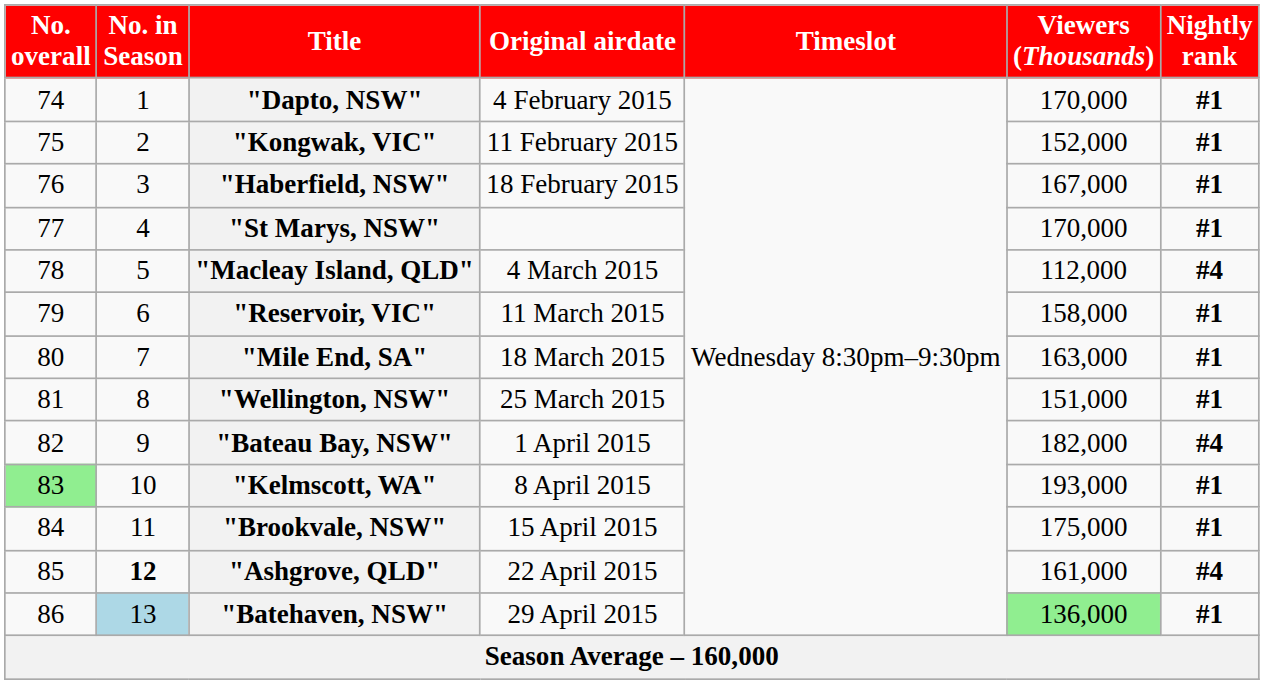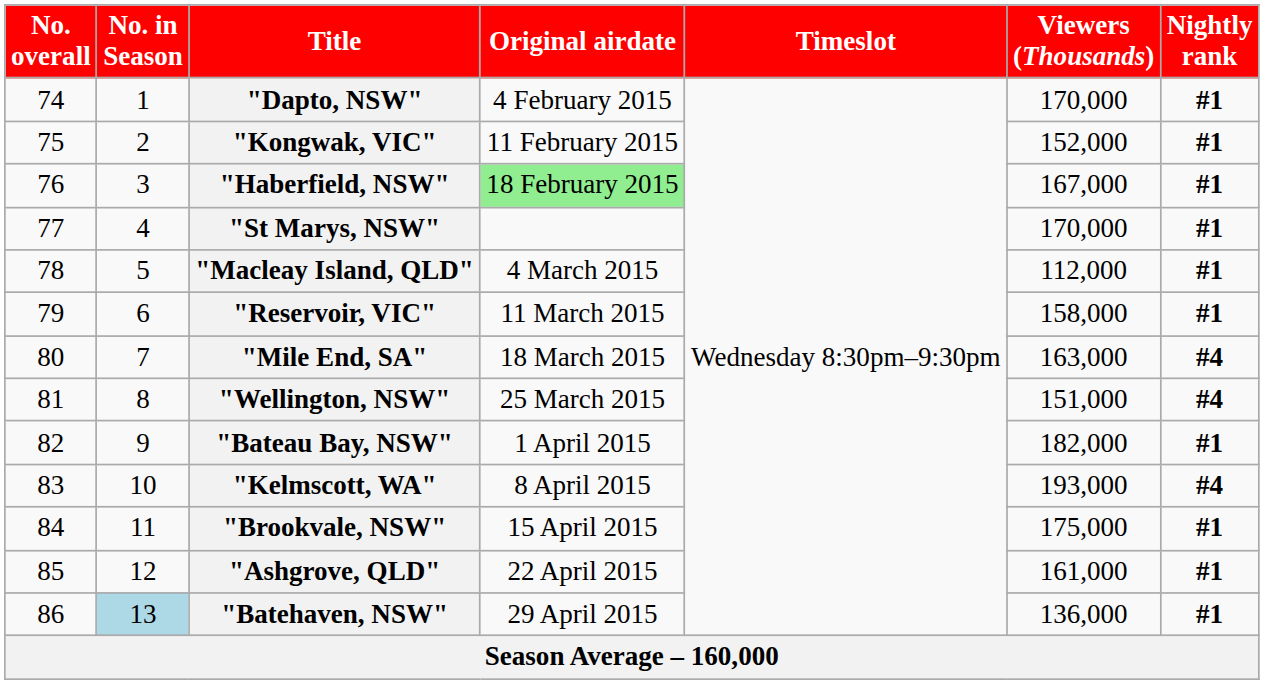(582, 185) no background -> (582, 185) lightgreen background
(1210, 270) #4 -> (1210, 270) #1
(1210, 356) #1 -> (1210, 356) #4
(1210, 399) #1 -> (1210, 399) #4
(1210, 442) #4 -> (1210, 442) #1
(51, 485) lightgreen background -> (51, 485) no background
(1210, 485) #1 -> (1210, 485) #4
(143, 570) bold -> (143, 570) normal
(1210, 570) #4 -> (1210, 570) #1
(1084, 613) lightgreen background -> (1084, 613) no background
